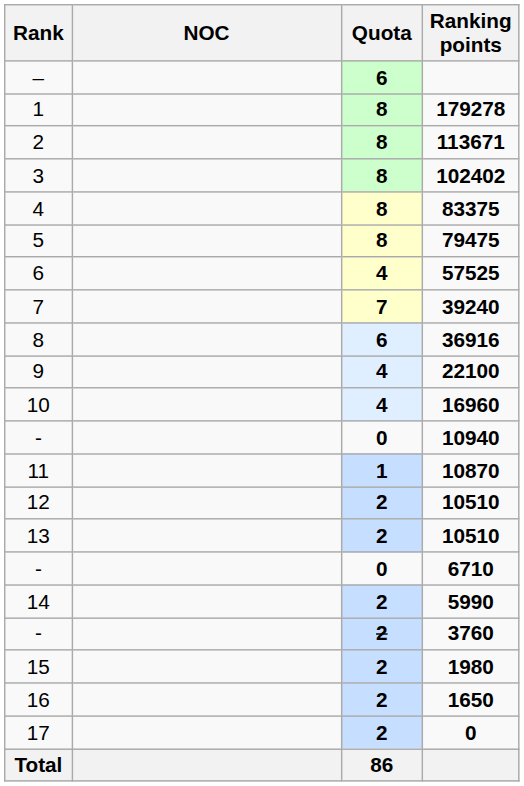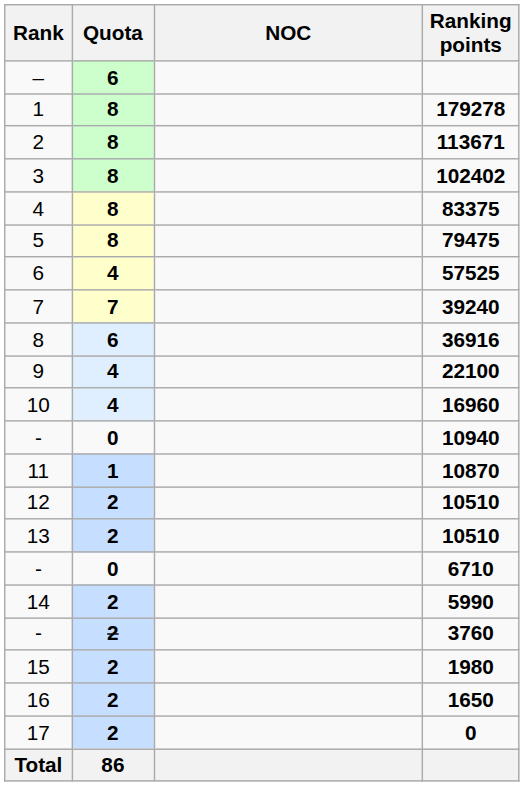columns swapped: (382, 33) <-> (206, 33)
